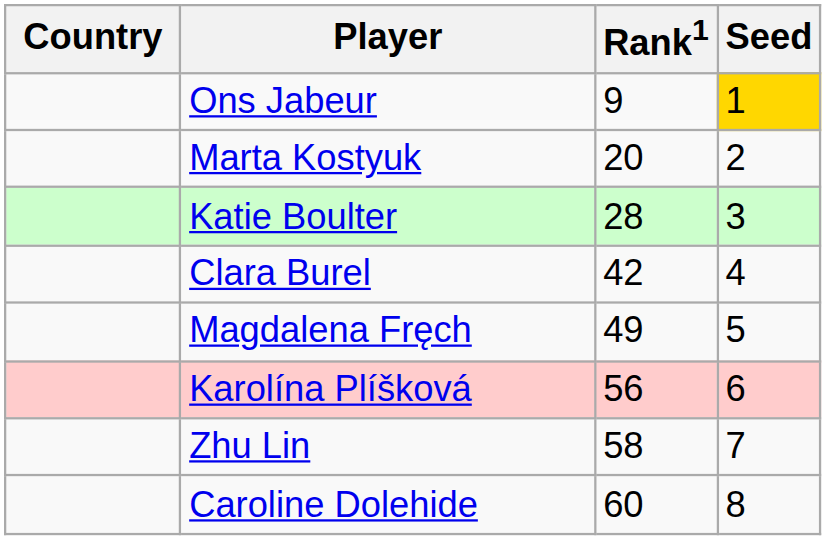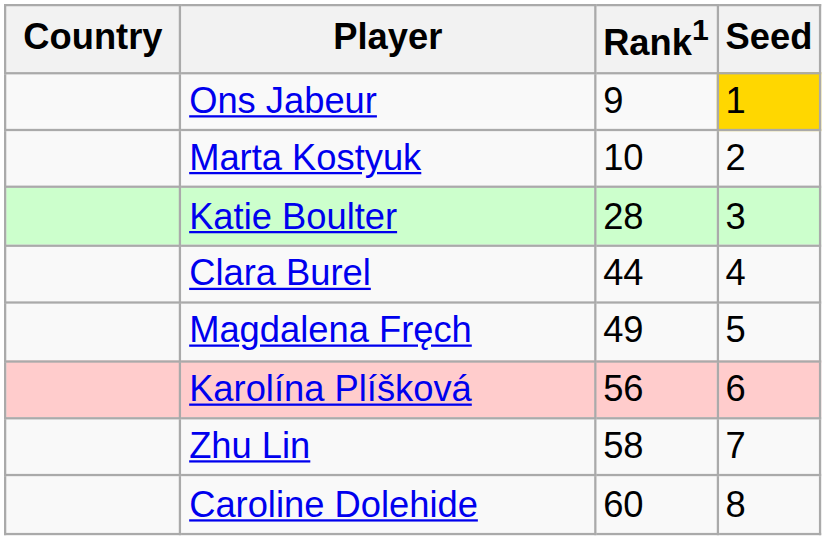(623, 158) 20 -> (623, 158) 10
(623, 273) 42 -> (623, 273) 44
